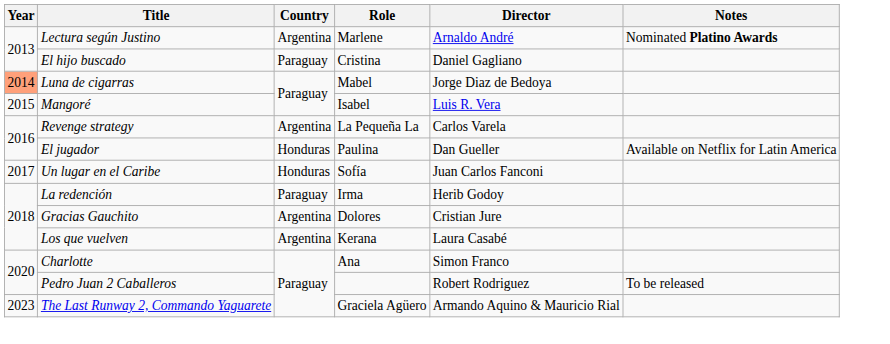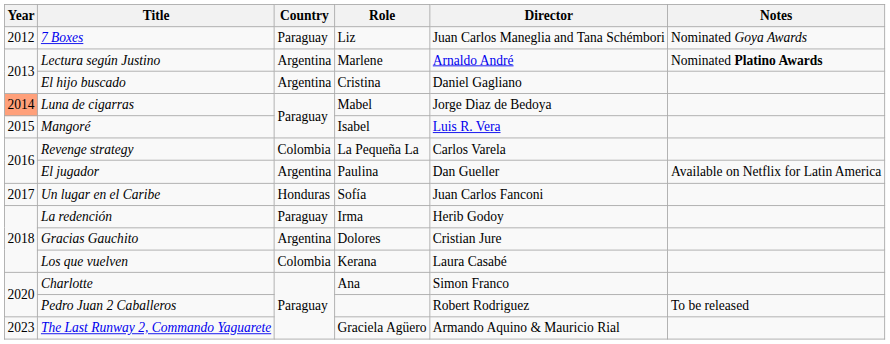+ row: (62, 38)
(303, 60) Paraguay -> (304, 82) Argentina
(304, 127) Argentina -> (304, 149) Colombia
(304, 149) Honduras -> (304, 171) Argentina
(304, 238) Argentina -> (304, 261) Colombia
